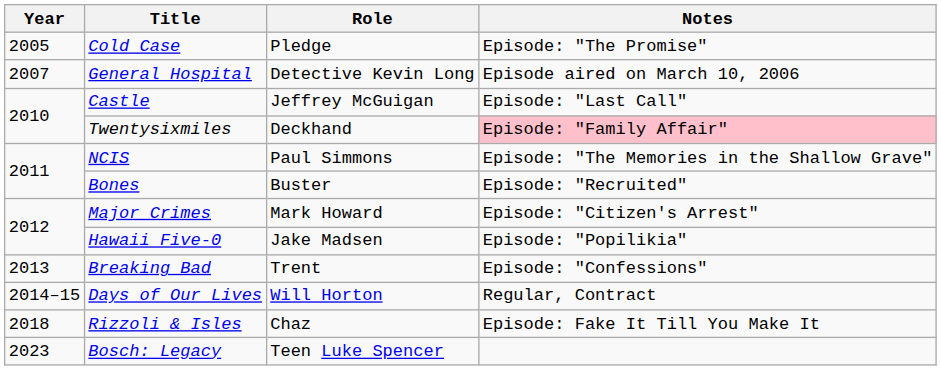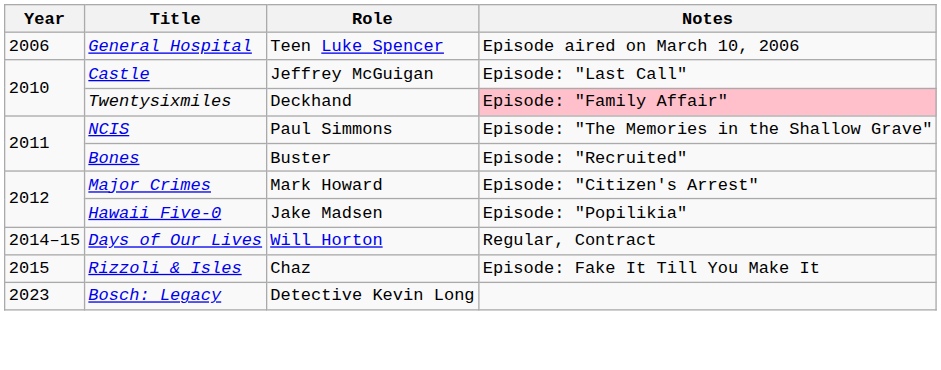- row: (134, 46)
(29, 74) 2007 -> (29, 46) 2006
(372, 74) Detective Kevin Long -> (357, 46) Teen Luke Spencer
- row: (150, 268)
(29, 324) 2018 -> (29, 268) 2015
(357, 352) Teen Luke Spencer -> (372, 296) Detective Kevin Long
